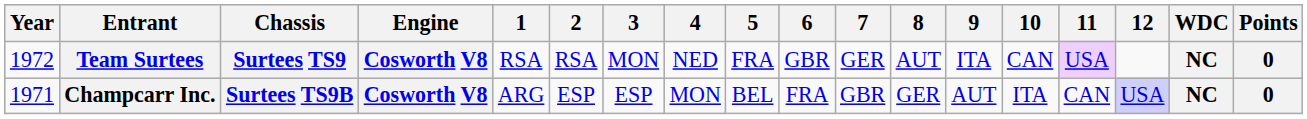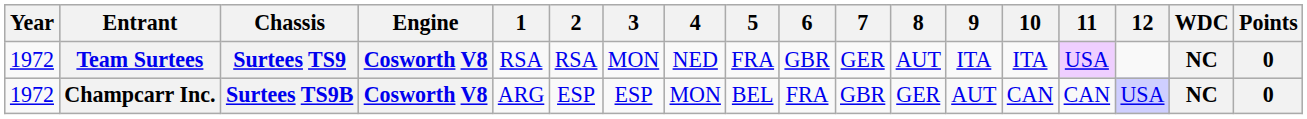(1030, 59) CAN -> (1030, 59) ITA
(32, 95) 1971 -> (32, 95) 1972
(1030, 95) ITA -> (1030, 95) CAN
